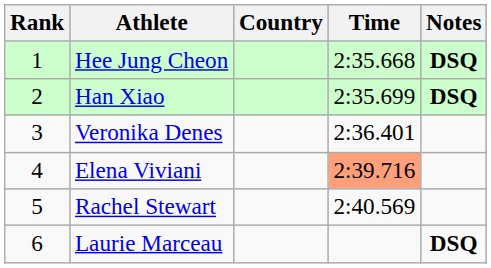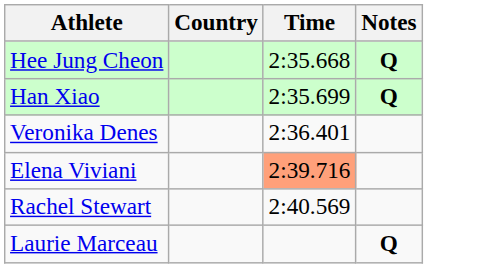- column: (37, 22)
(454, 59) DSQ -> (389, 59) Q
(454, 96) DSQ -> (389, 96) Q
(454, 243) DSQ -> (389, 243) Q
